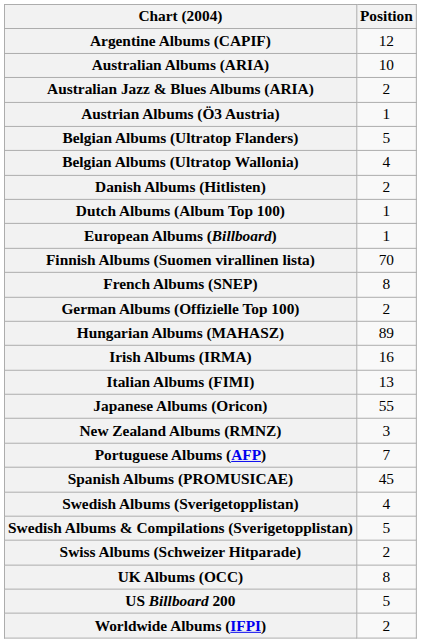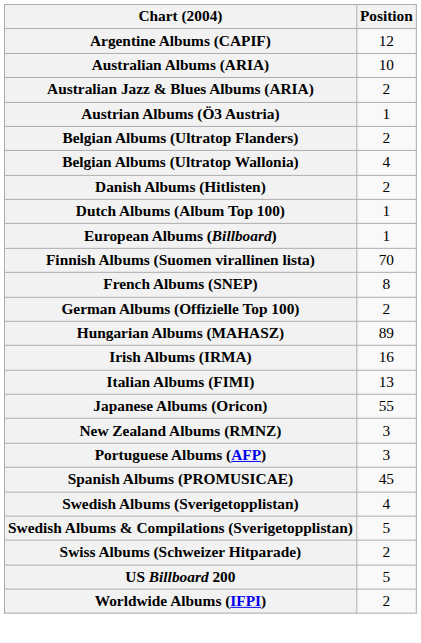(386, 138) 5 -> (386, 138) 2
(386, 455) 7 -> (386, 455) 3
- row: (180, 576)
